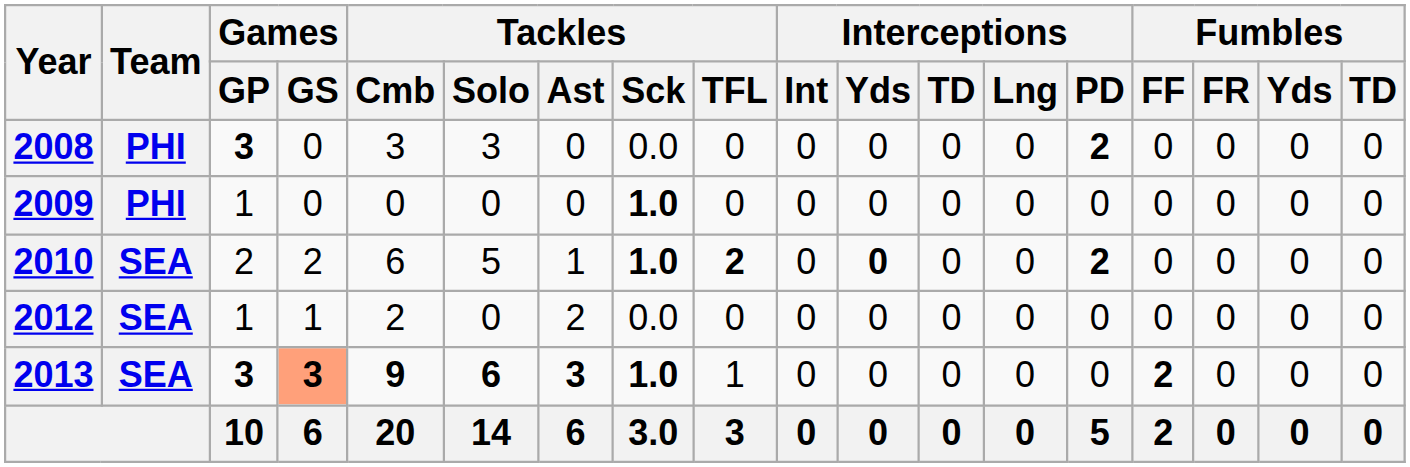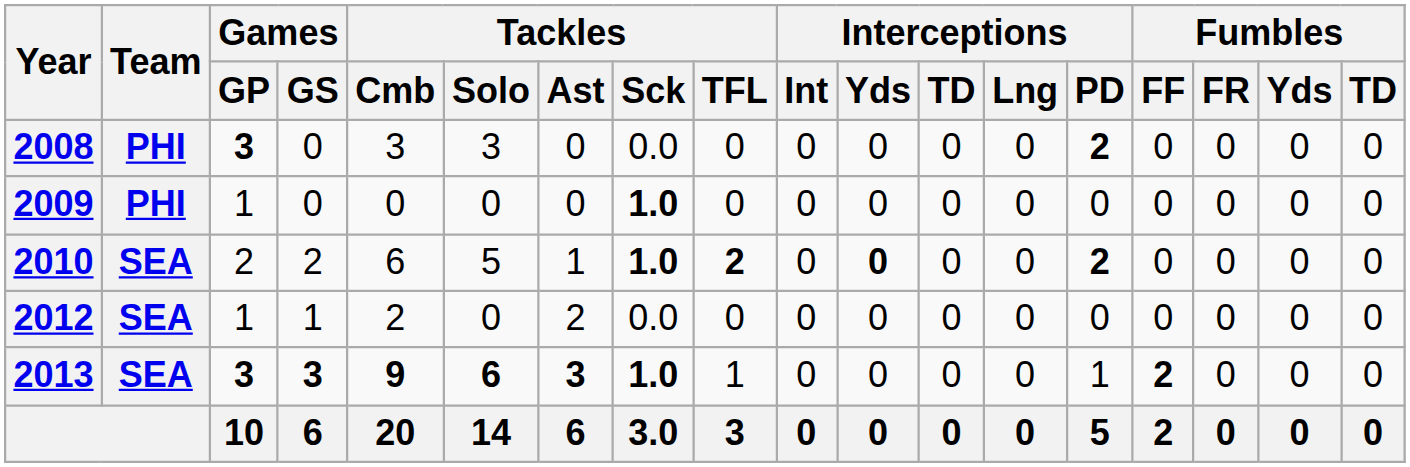(313, 375) lightsalmon background -> (313, 375) no background
(1100, 375) 0 -> (1100, 375) 1
